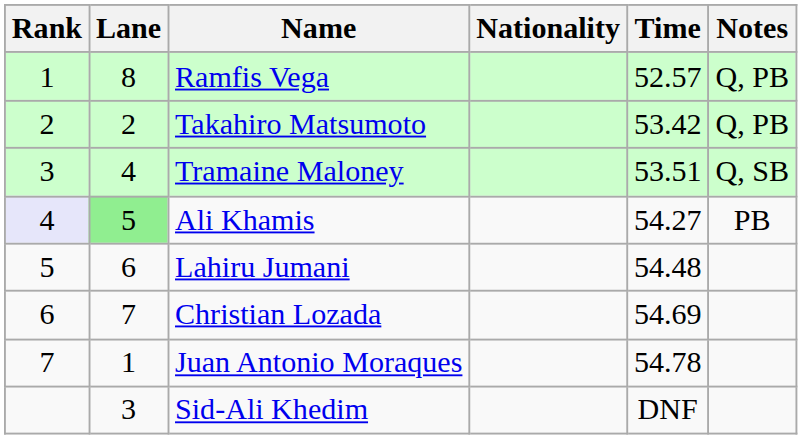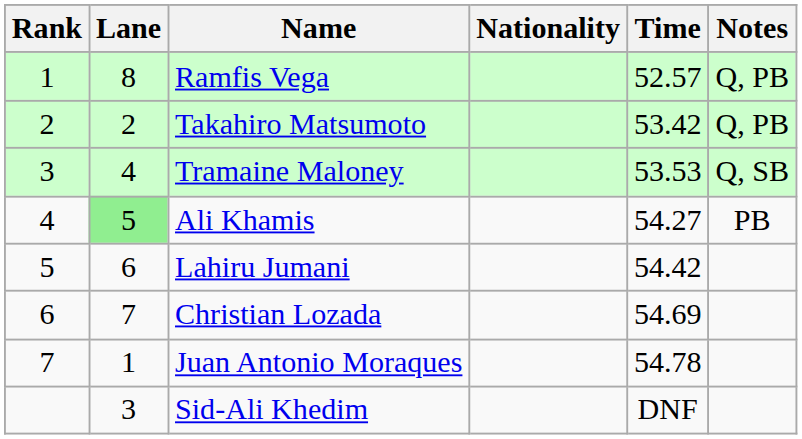(668, 171) 53.51 -> (668, 171) 53.53
(47, 219) lavender background -> (47, 219) no background
(668, 266) 54.48 -> (668, 266) 54.42
